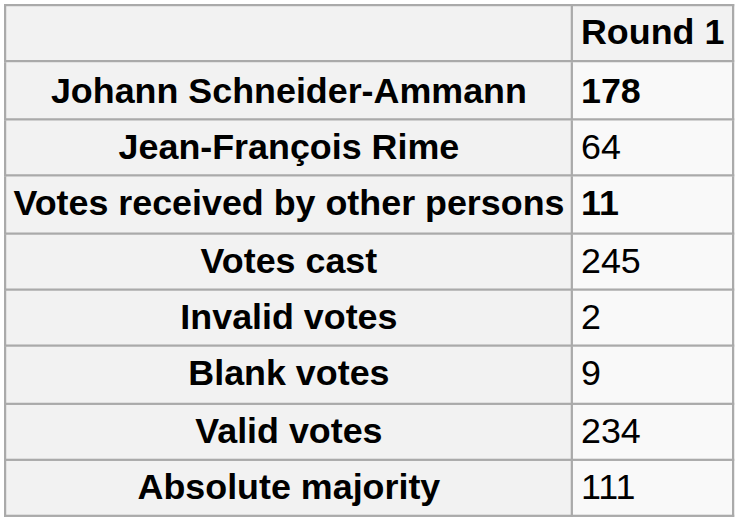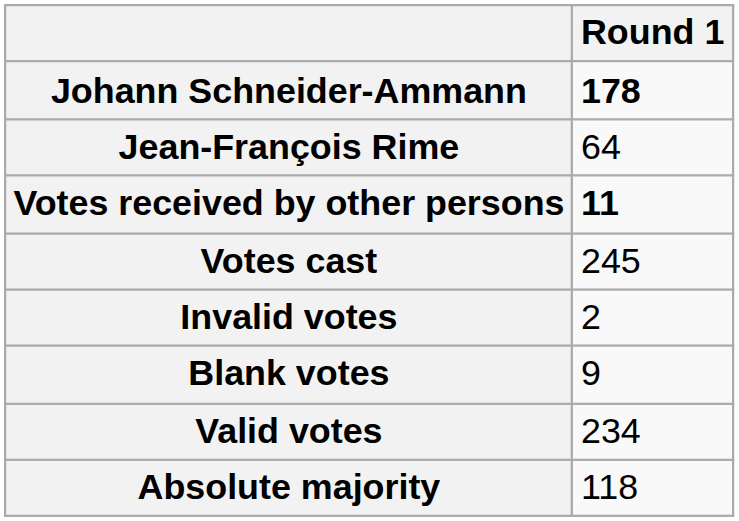(608, 487) 111 -> (610, 487) 118
